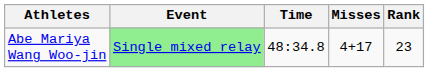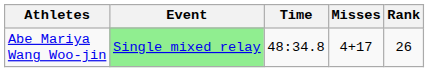(404, 47) 23 -> (404, 47) 26
